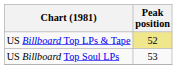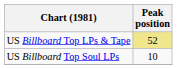(153, 56) 53 -> (153, 56) 10
